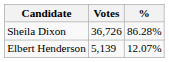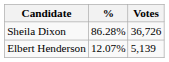columns swapped: (106, 13) <-> (144, 13)
